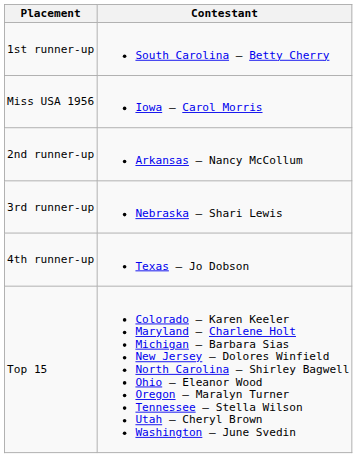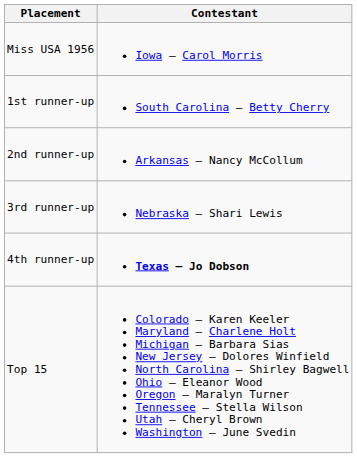rows swapped: (51, 102) <-> (51, 49)
(224, 266) normal -> (224, 266) bold
